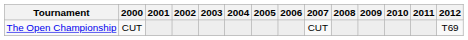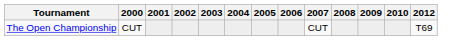- column: (424, 12)
